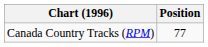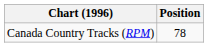(180, 32) 77 -> (180, 32) 78
